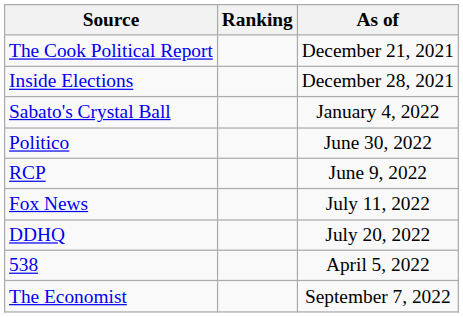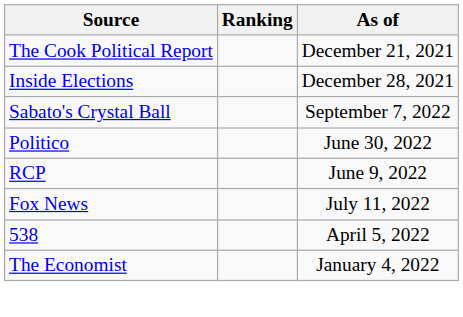(378, 111) January 4, 2022 -> (378, 111) September 7, 2022
- row: (37, 234)
(378, 296) September 7, 2022 -> (378, 265) January 4, 2022
